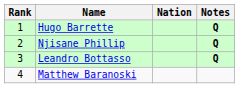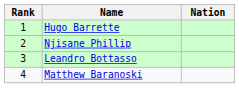- column: (216, 12)
